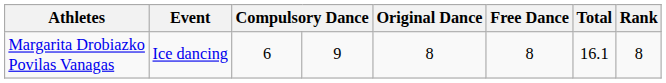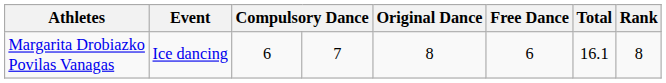(337, 54) 9 -> (337, 54) 7
(530, 54) 8 -> (530, 54) 6
